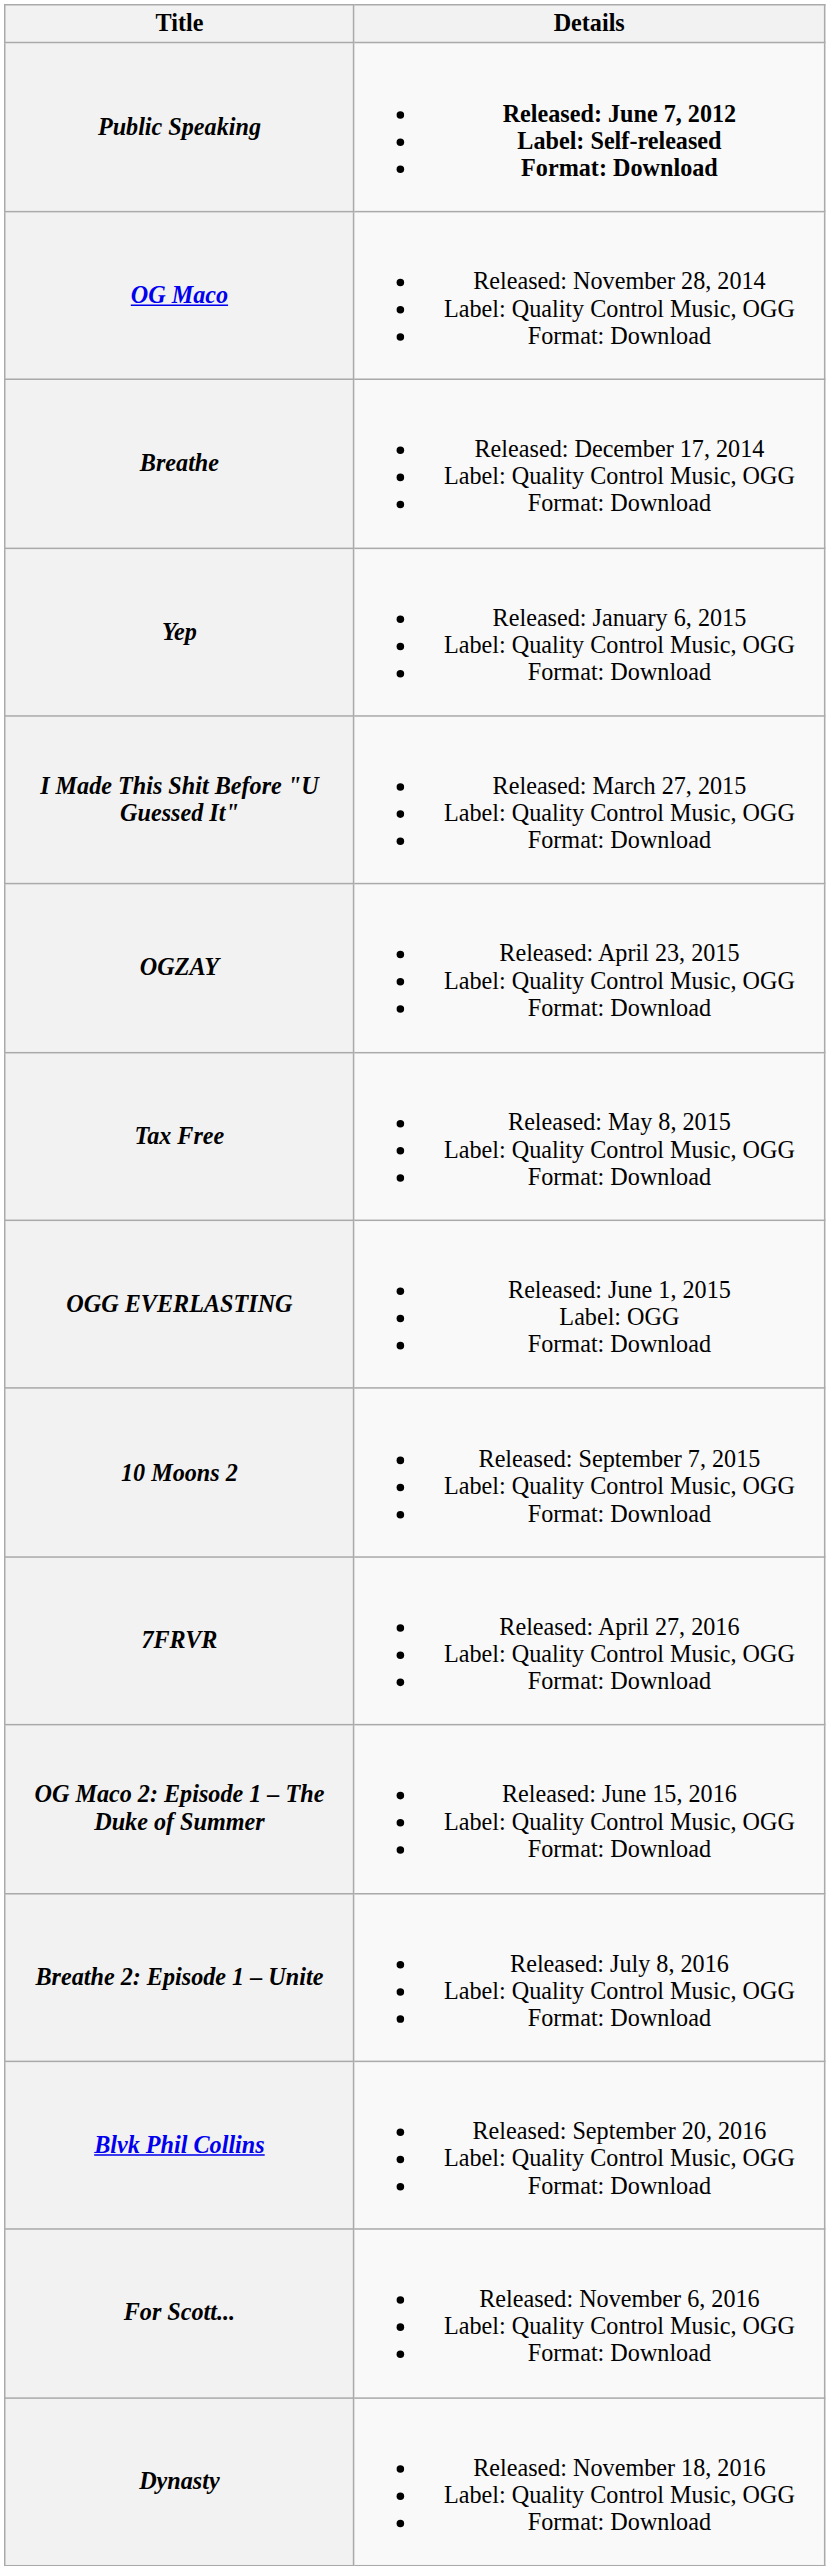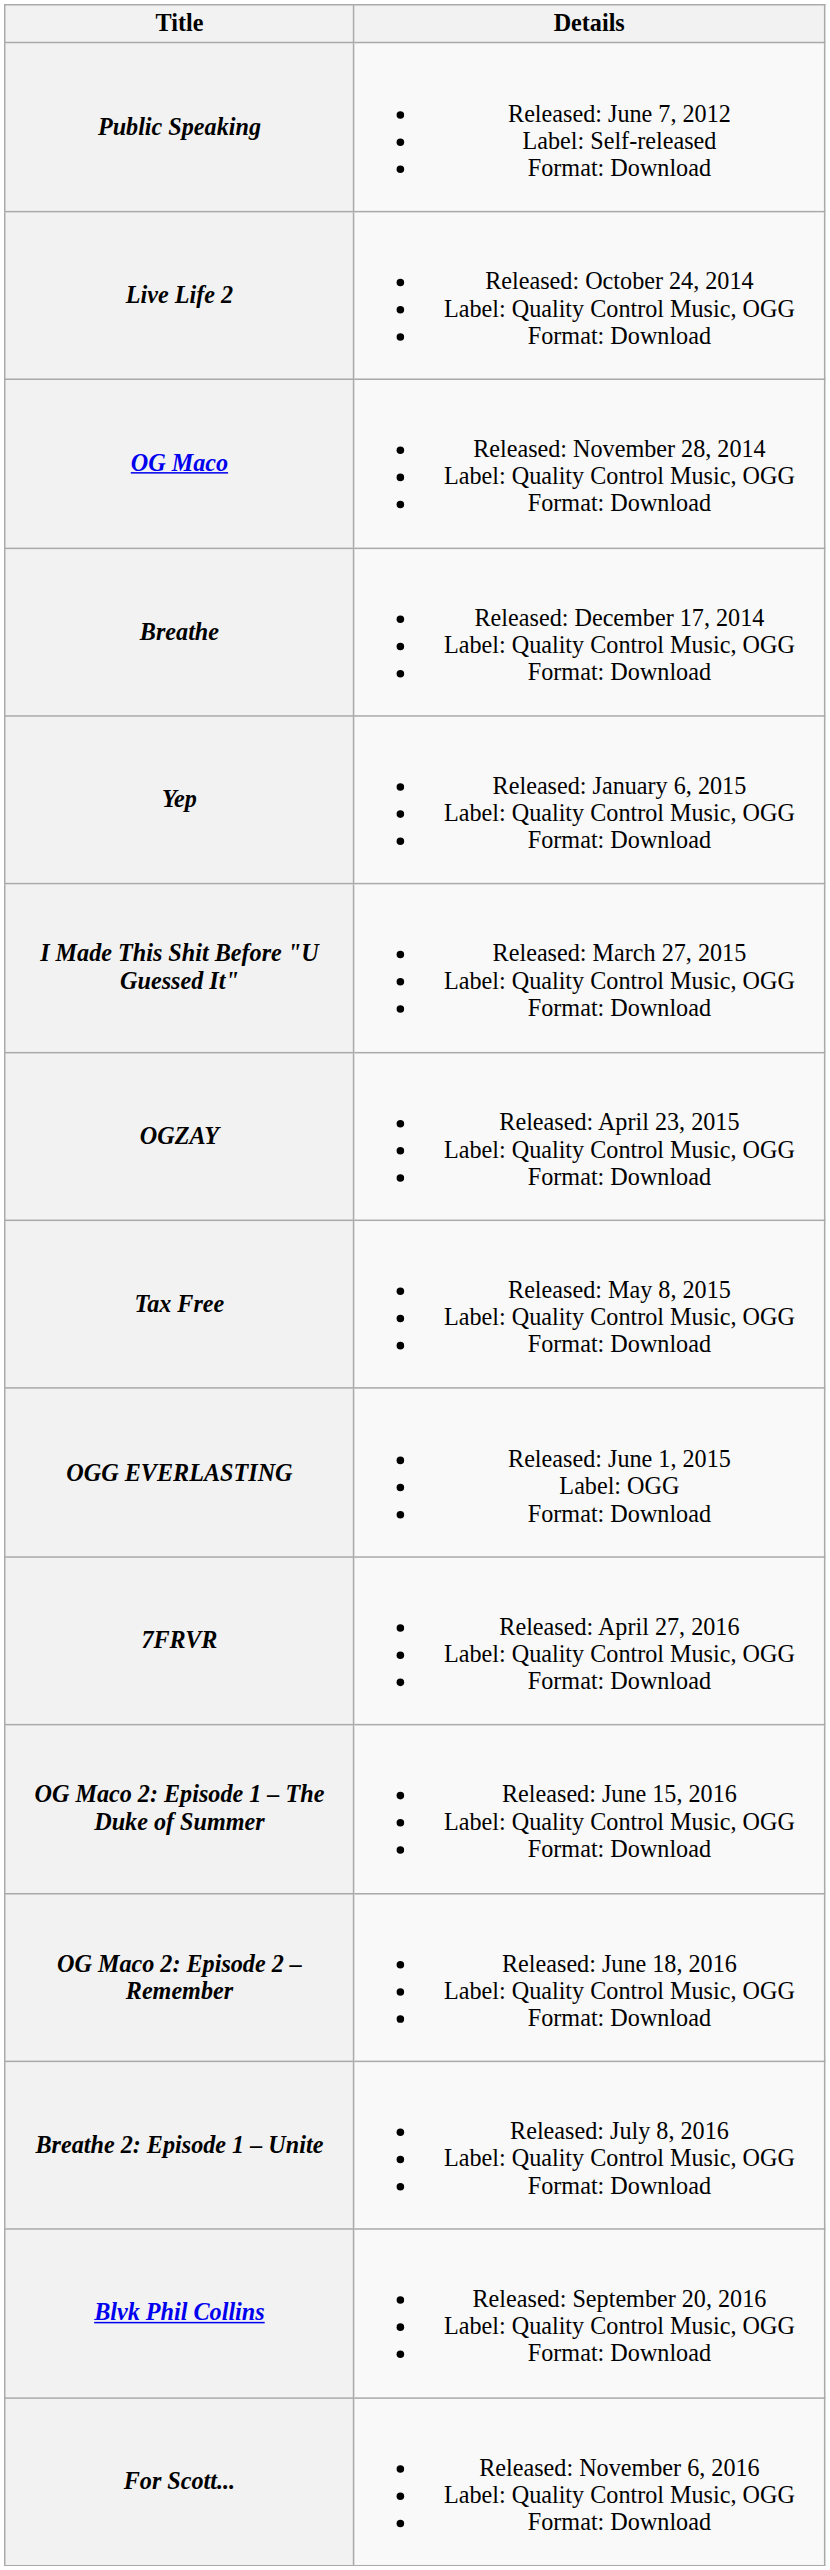(589, 141) bold -> (589, 141) normal
+ row: (179, 295)
- row: (179, 1472)
+ row: (179, 1976)
- row: (179, 2481)
